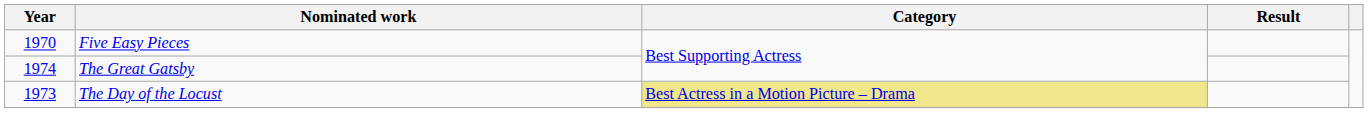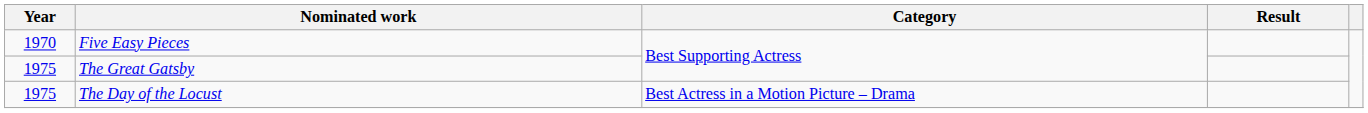(40, 68) 1974 -> (40, 68) 1975
(40, 94) 1973 -> (40, 94) 1975
(780, 94) khaki background -> (780, 94) no background
